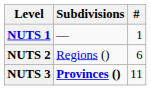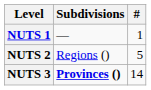(139, 54) 6 -> (140, 54) 5
(136, 74) 11 -> (137, 74) 14
